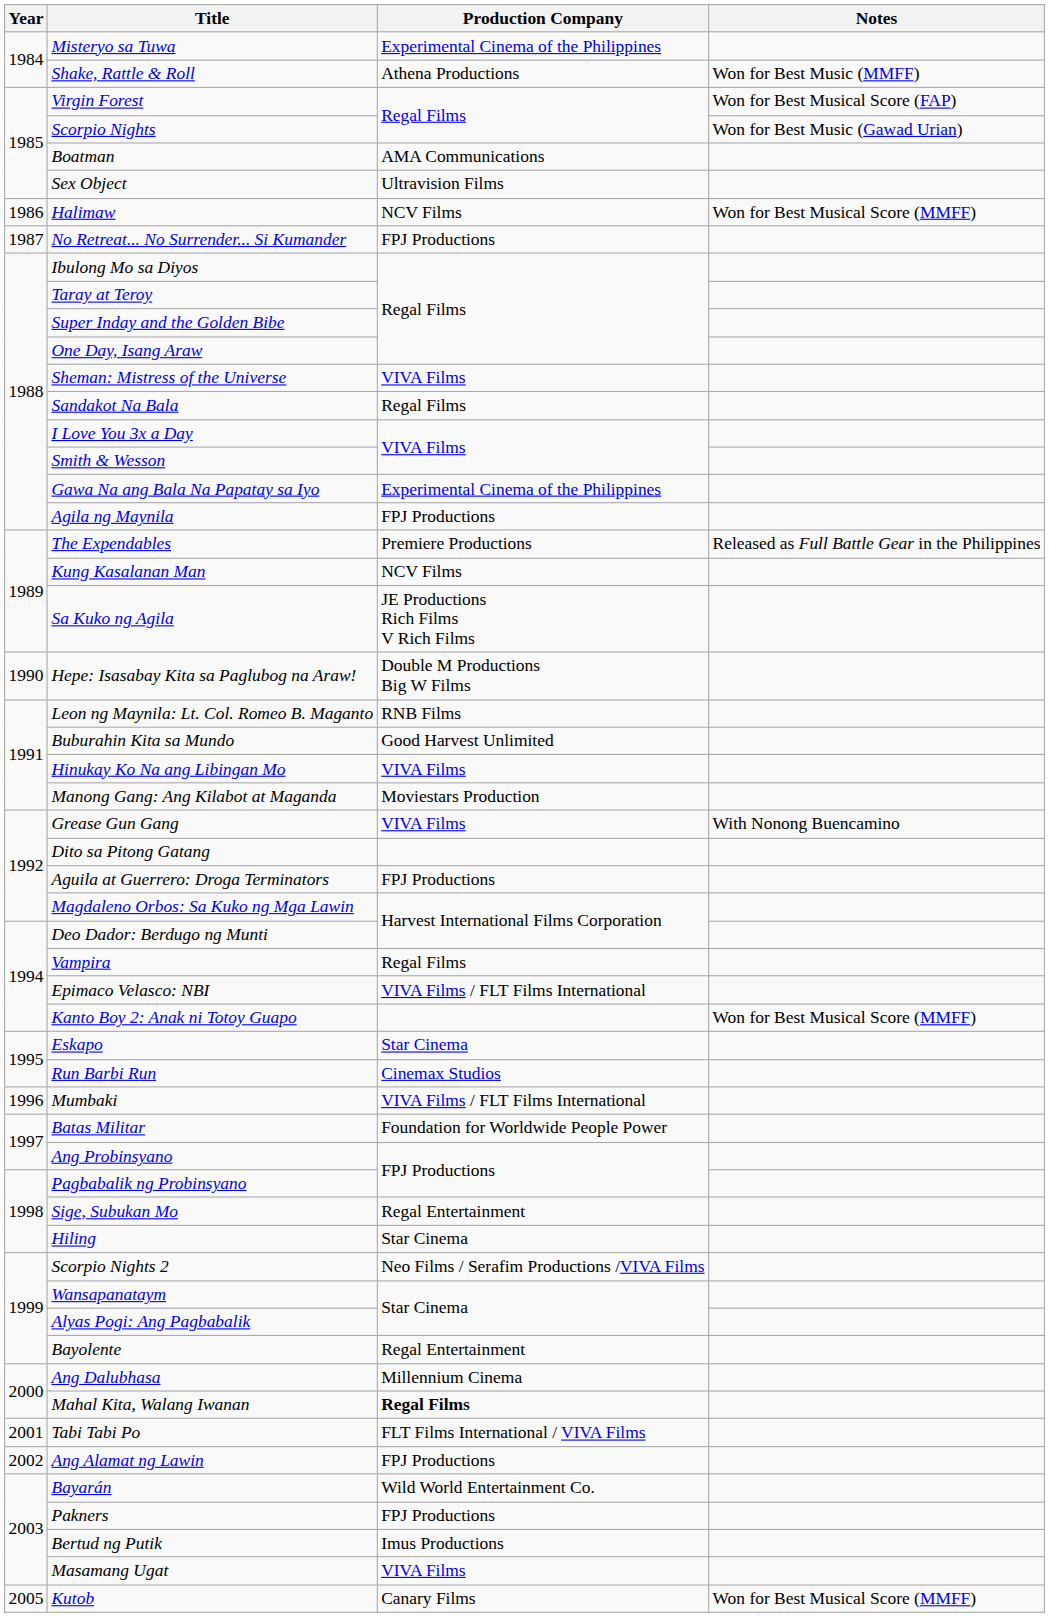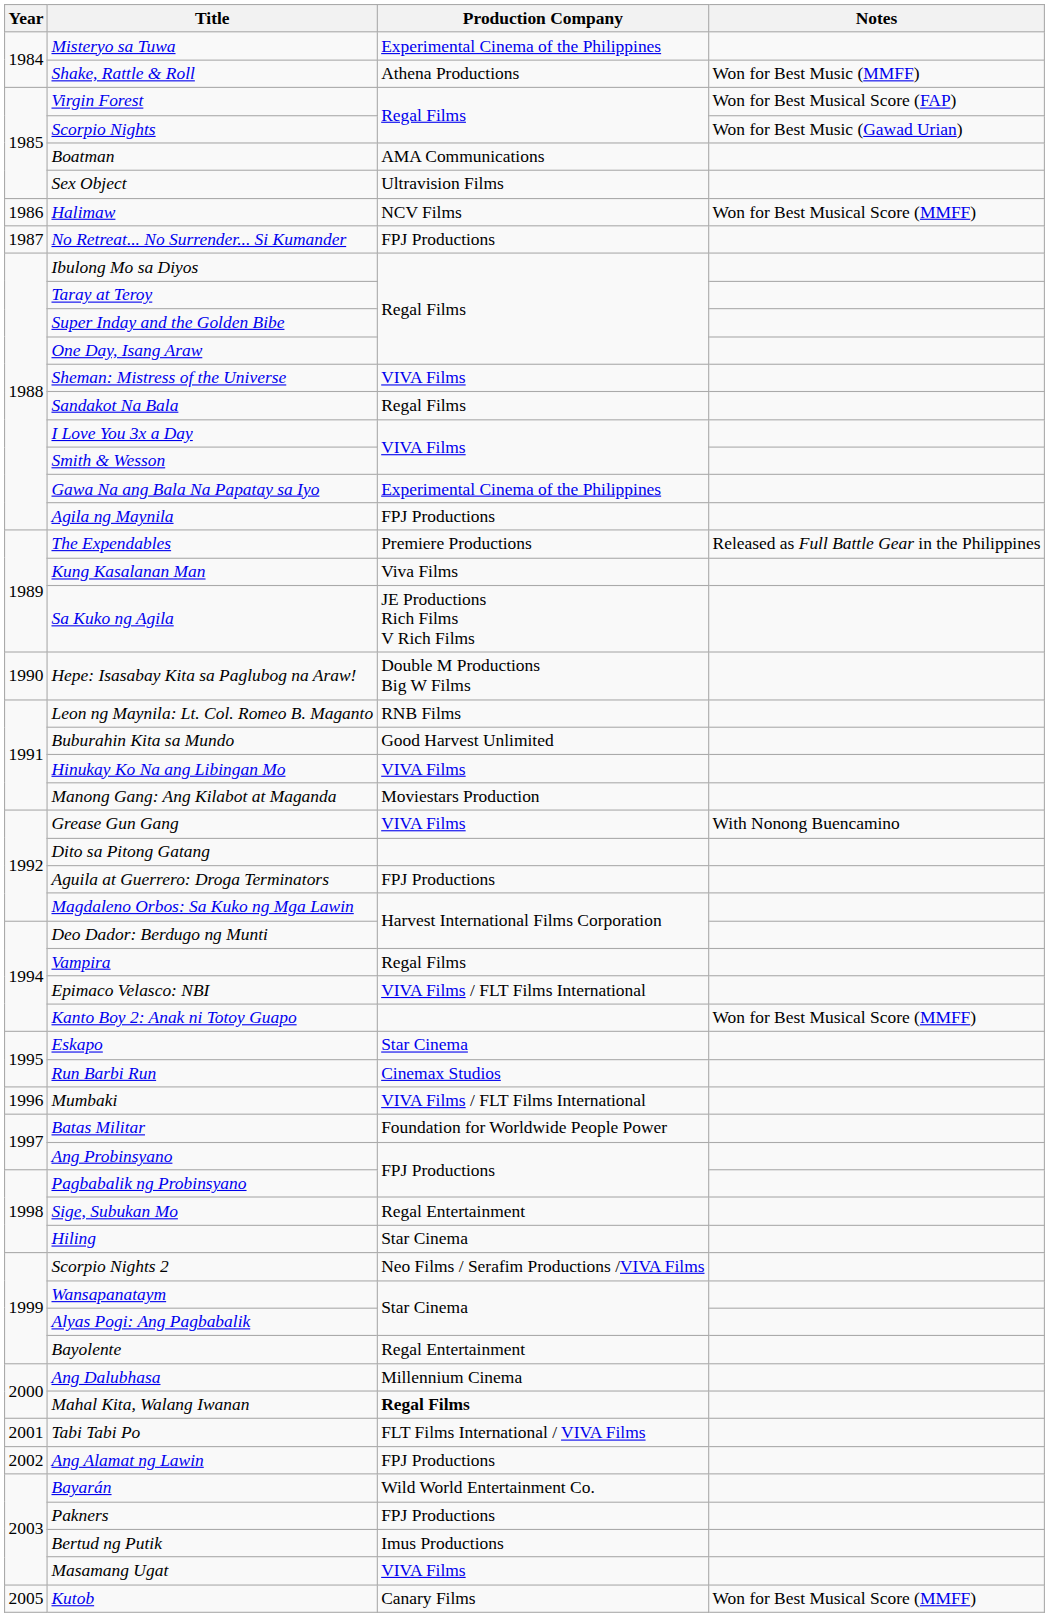(421, 571) NCV Films -> (420, 571) Viva Films
